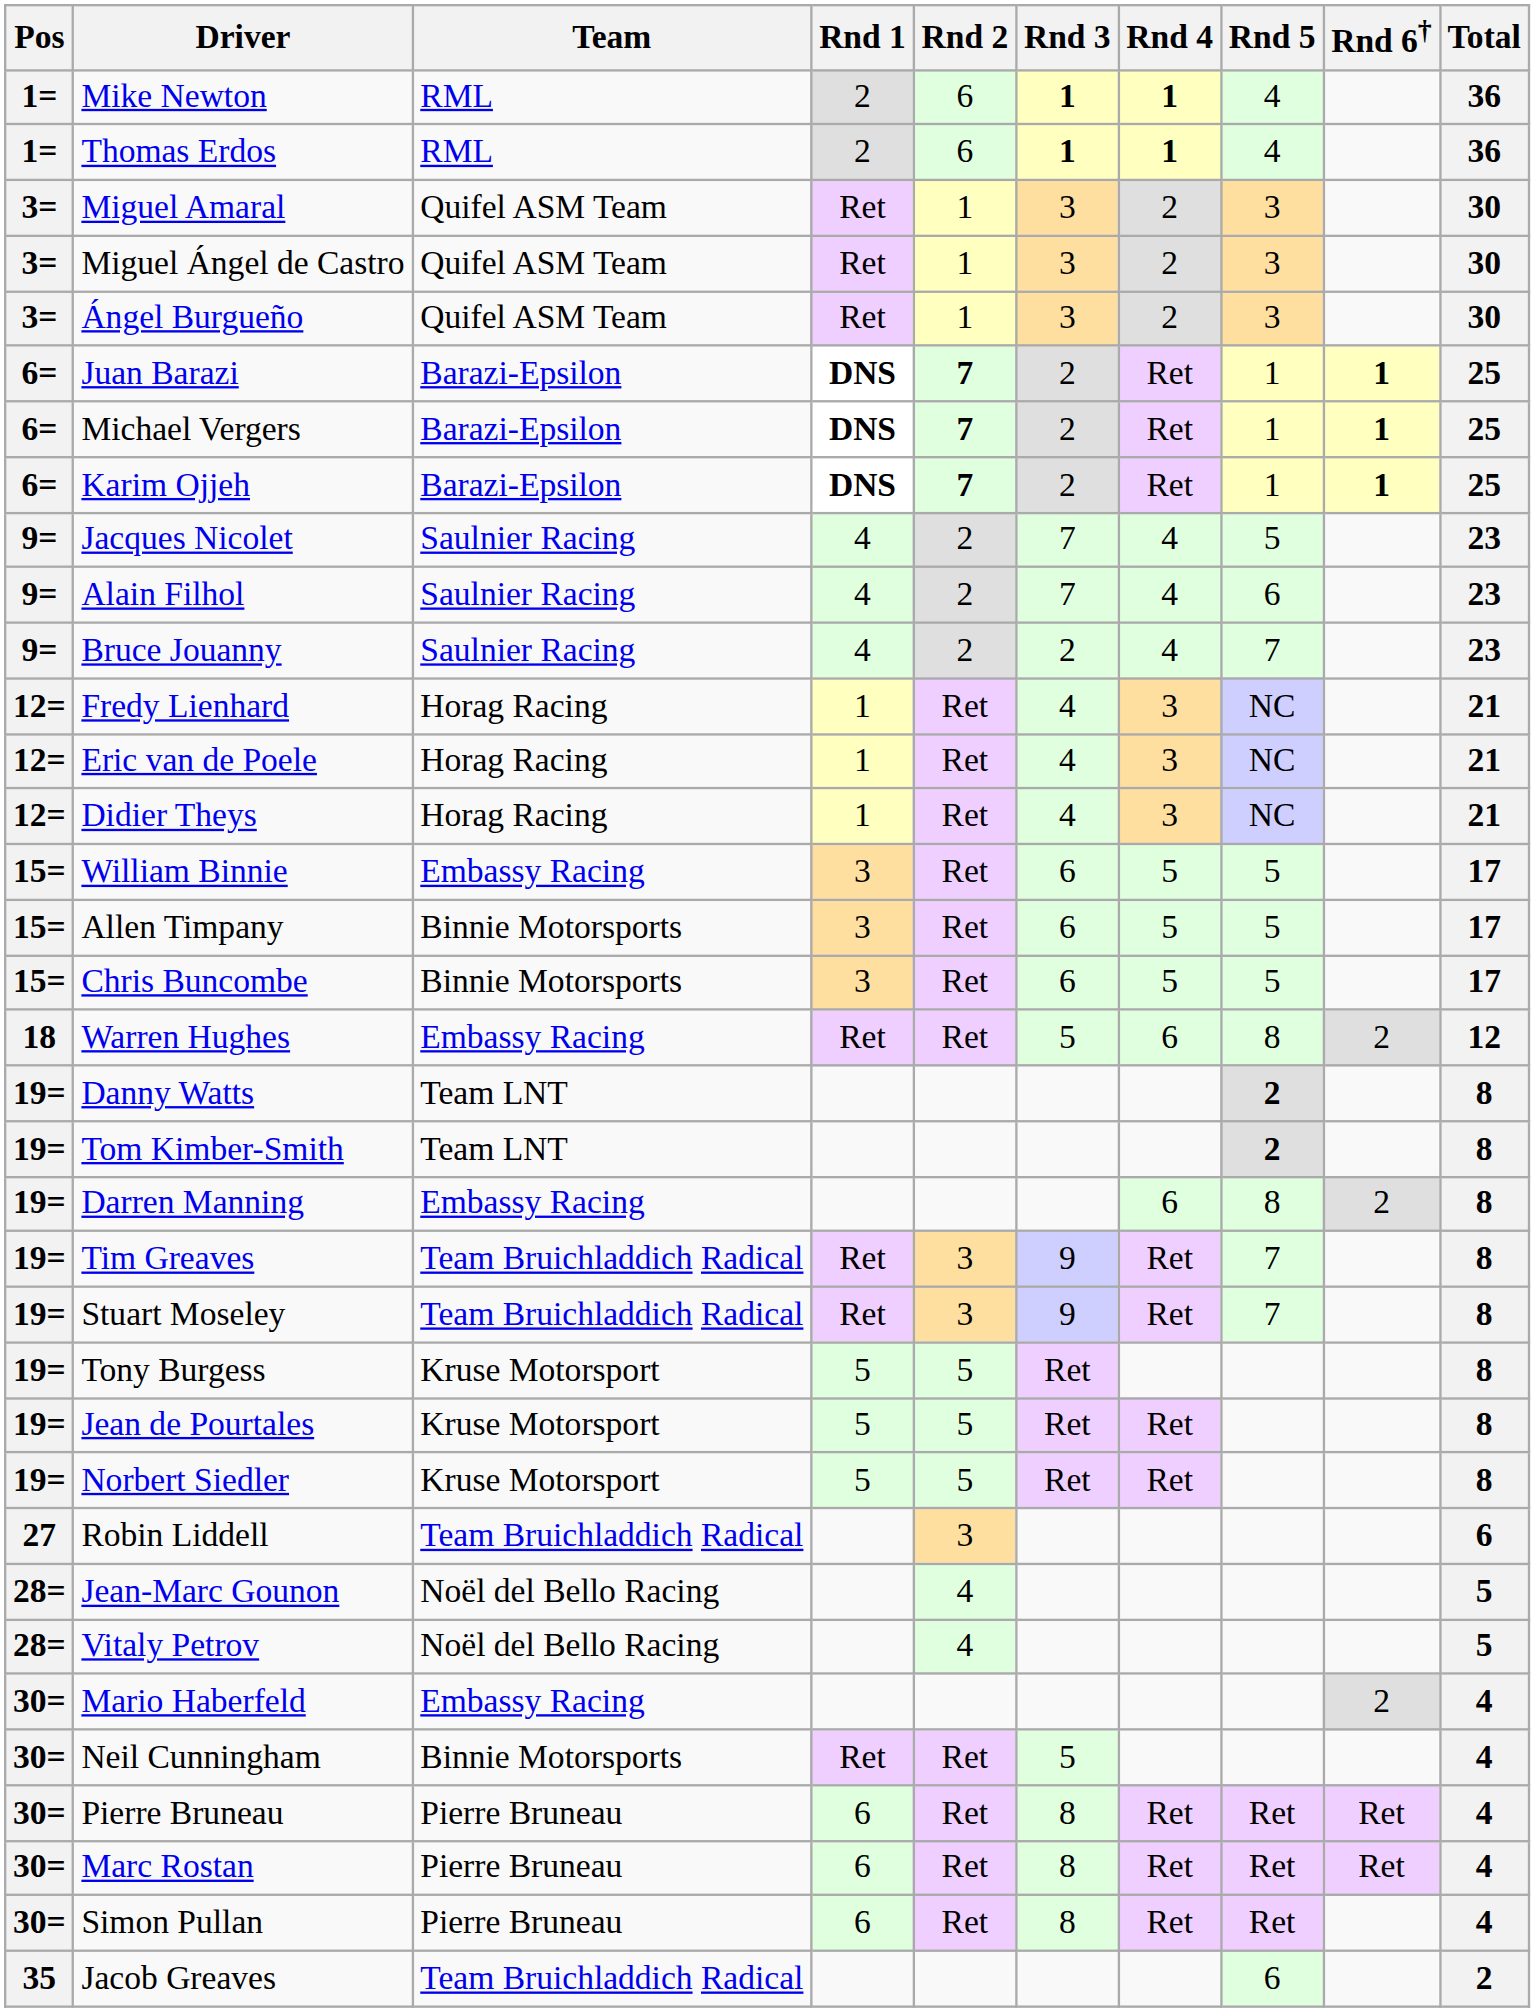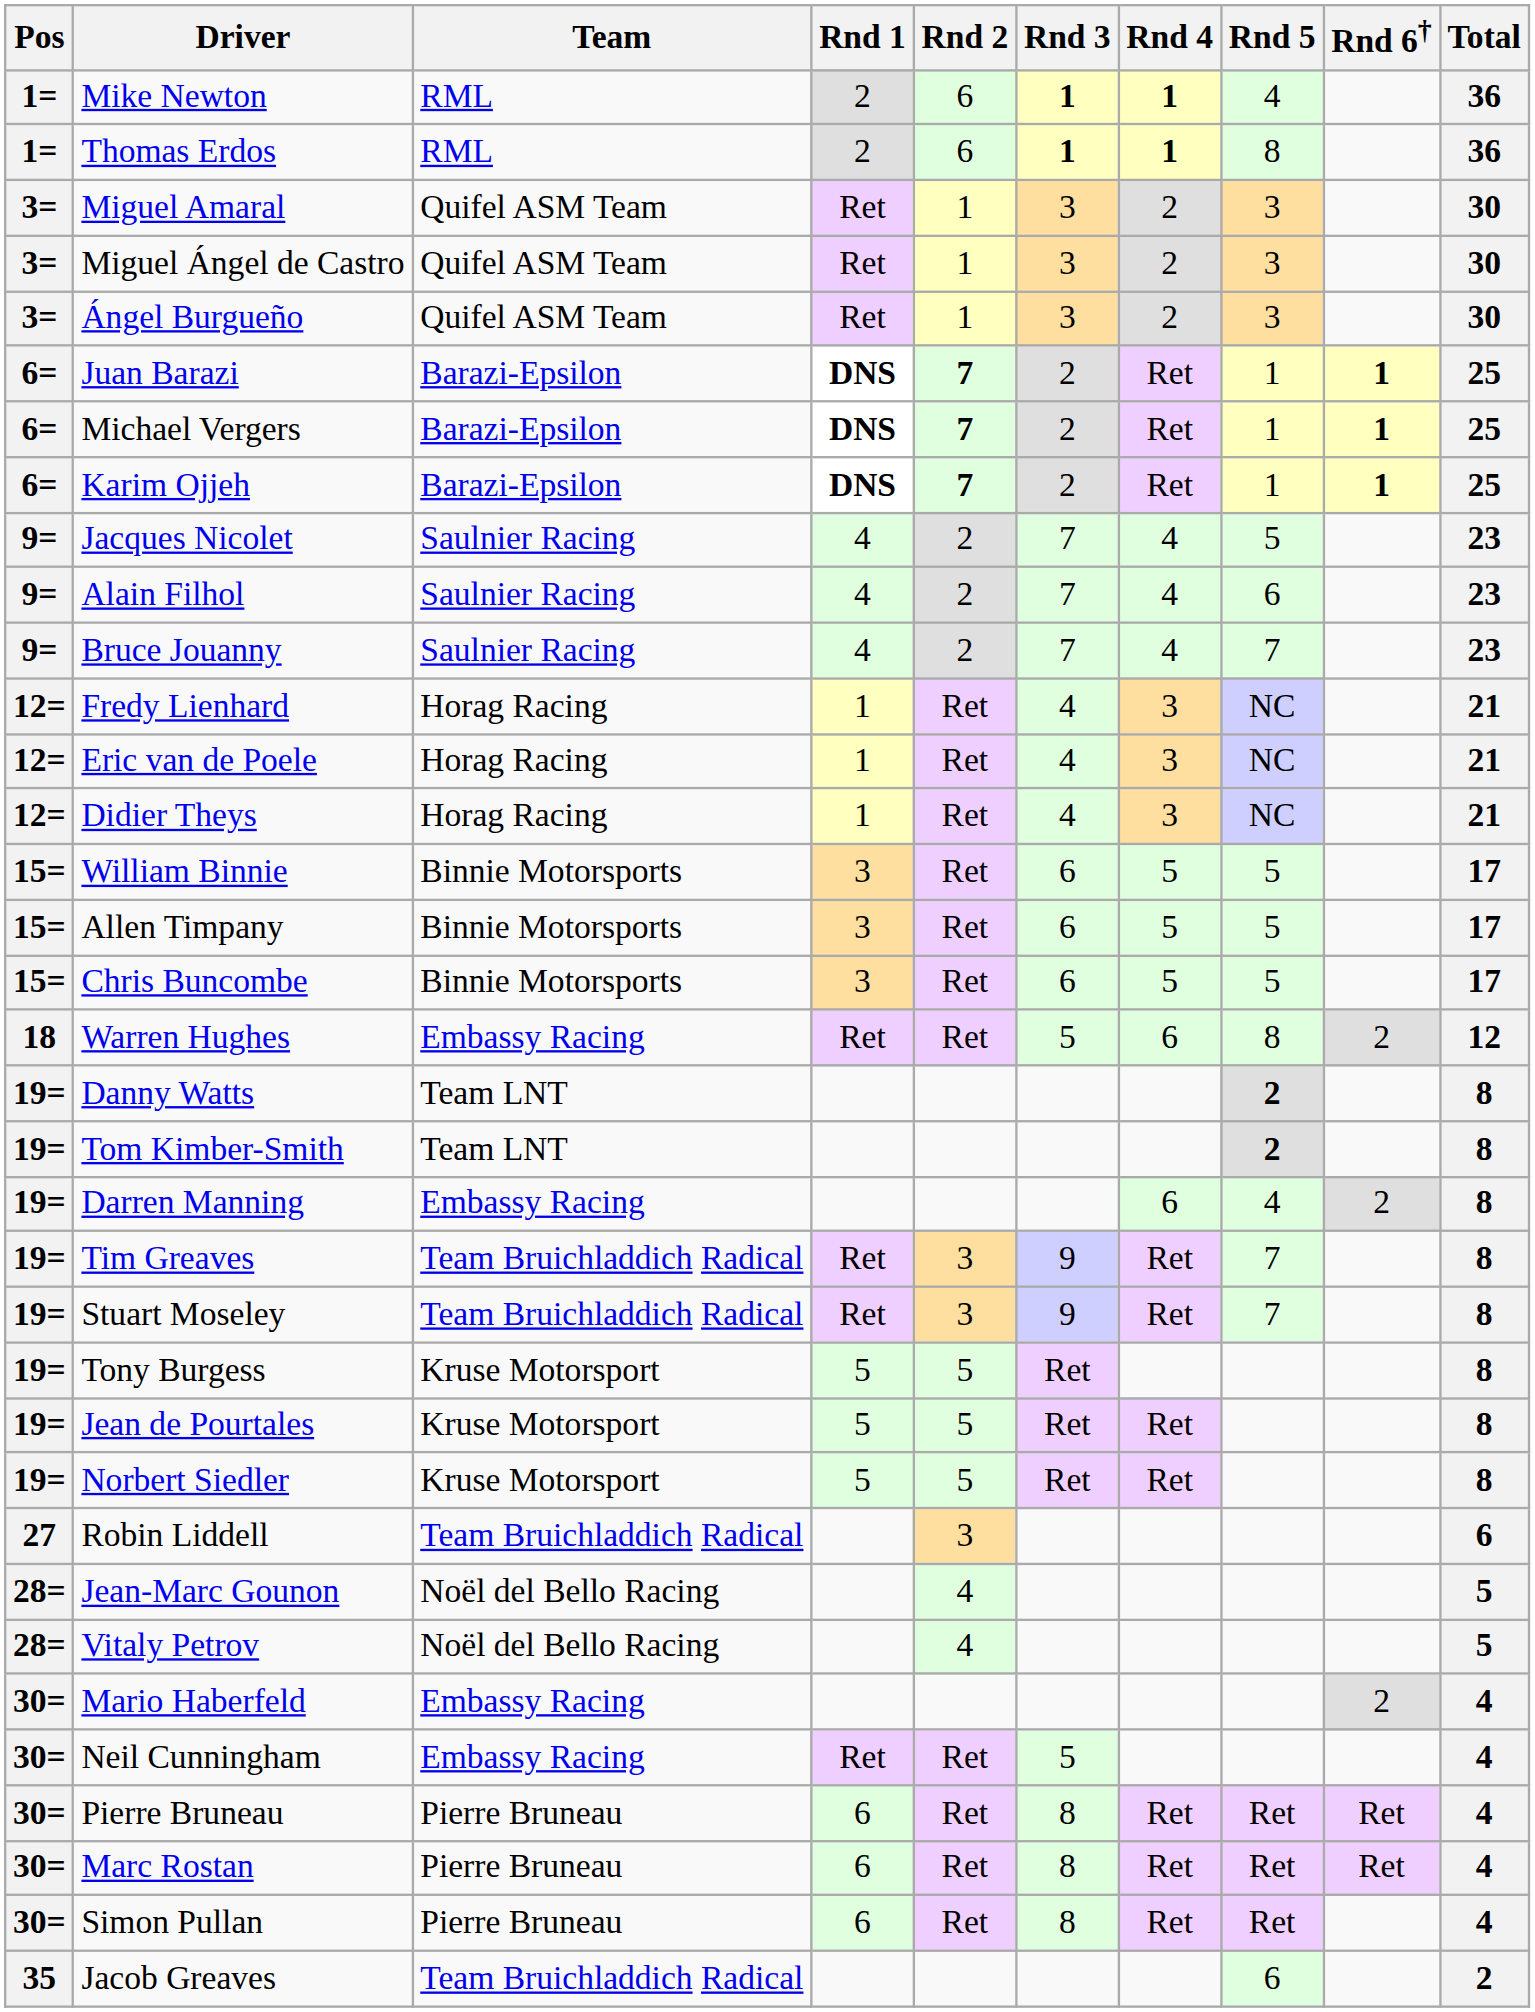(1272, 152) 4 -> (1272, 152) 8
(1067, 650) 2 -> (1067, 650) 7
(532, 871) Embassy Racing -> (551, 871) Binnie Motorsports
(1272, 1203) 8 -> (1272, 1203) 4
(551, 1756) Binnie Motorsports -> (532, 1756) Embassy Racing
